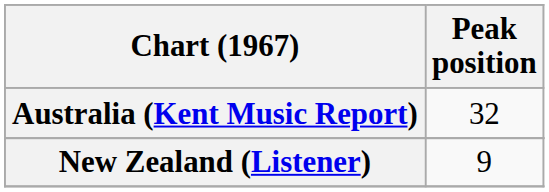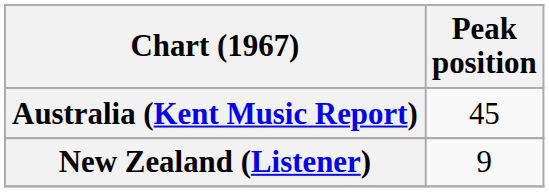(484, 112) 32 -> (484, 112) 45
